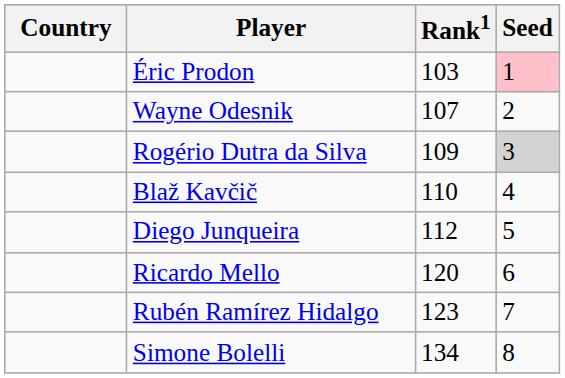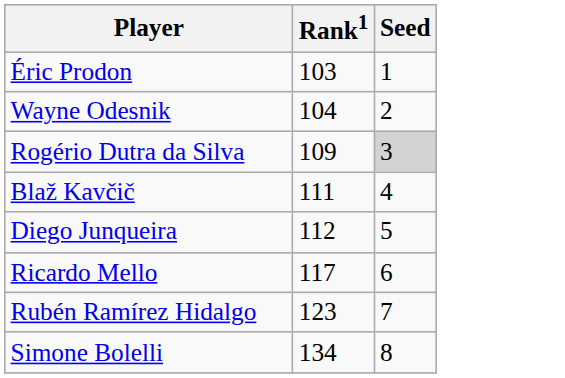- column: (66, 27)
(509, 71) pink background -> (386, 71) no background
(440, 111) 107 -> (318, 111) 104
(440, 191) 110 -> (317, 191) 111
(440, 271) 120 -> (317, 271) 117
